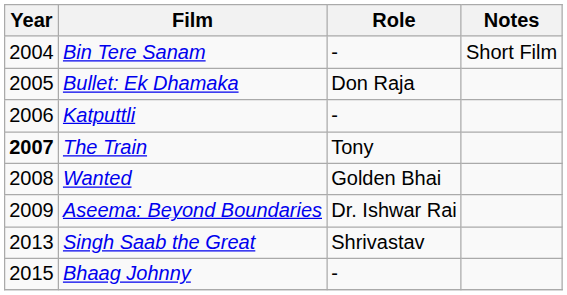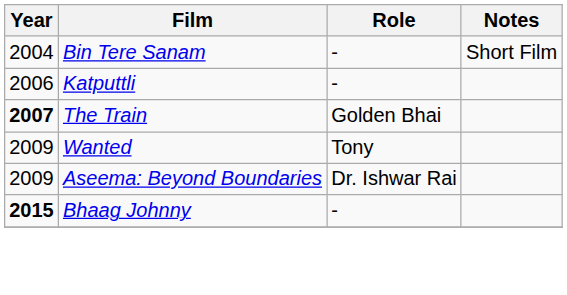- row: (151, 83)
(352, 147) Tony -> (386, 115) Golden Bhai
(31, 178) 2008 -> (31, 147) 2009
(386, 178) Golden Bhai -> (352, 147) Tony
- row: (159, 242)
(31, 274) normal -> (31, 210) bold
